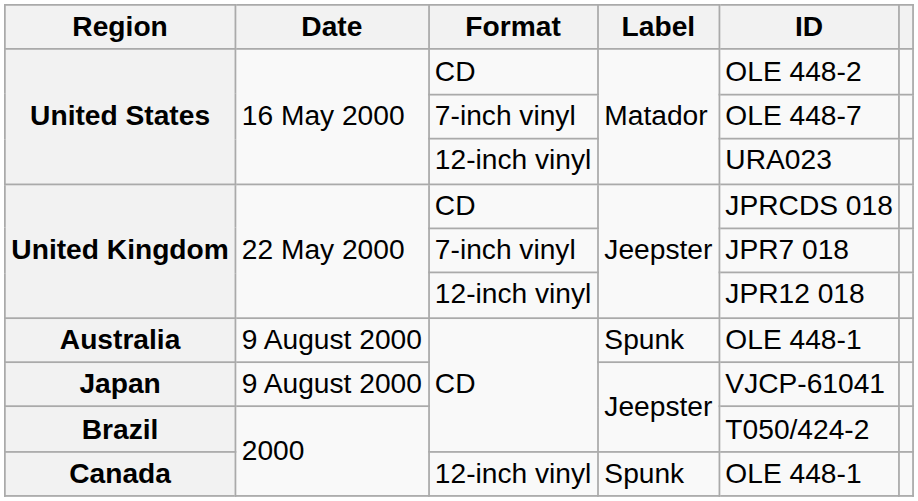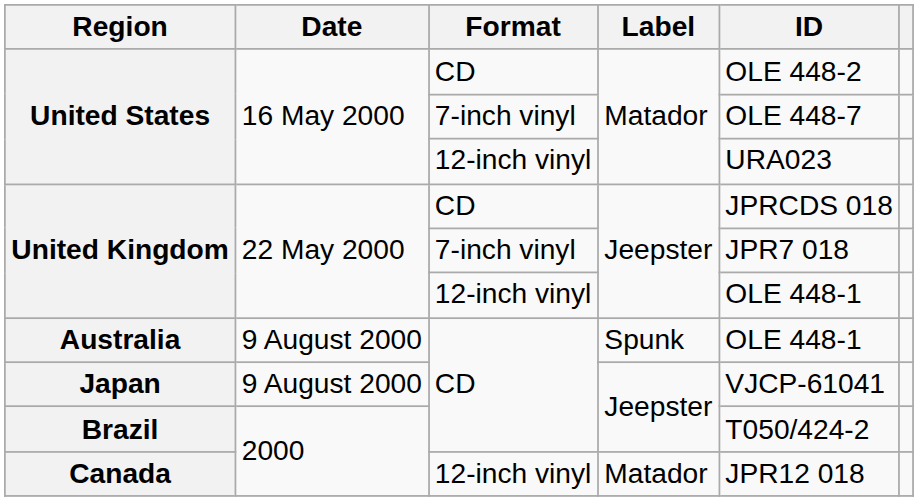(795, 294) JPR12 018 -> (793, 294) OLE 448-1
(644, 473) Spunk -> (656, 473) Matador
(793, 473) OLE 448-1 -> (795, 473) JPR12 018
